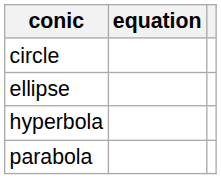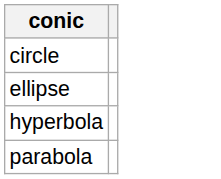- column: (157, 21)
